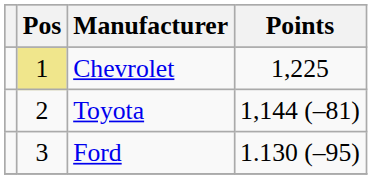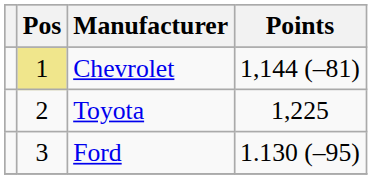(300, 68) 1,225 -> (300, 68) 1,144 (–81)
(300, 110) 1,144 (–81) -> (300, 110) 1,225
